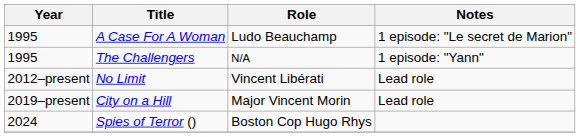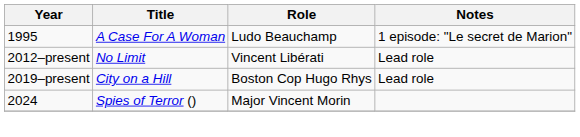- row: (145, 57)
(291, 100) Major Vincent Morin -> (302, 79) Boston Cop Hugo Rhys
(302, 121) Boston Cop Hugo Rhys -> (291, 100) Major Vincent Morin
